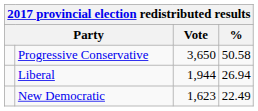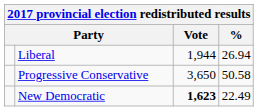rows swapped: (83, 55) <-> (36, 75)
(201, 95) normal -> (201, 95) bold
